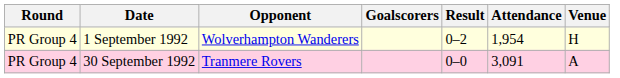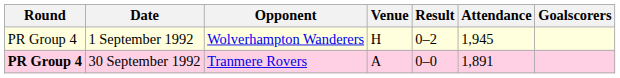columns swapped: (587, 15) <-> (402, 15)
(507, 38) 1,954 -> (477, 38) 1,945
(42, 61) normal -> (45, 61) bold
(507, 61) 3,091 -> (477, 61) 1,891
